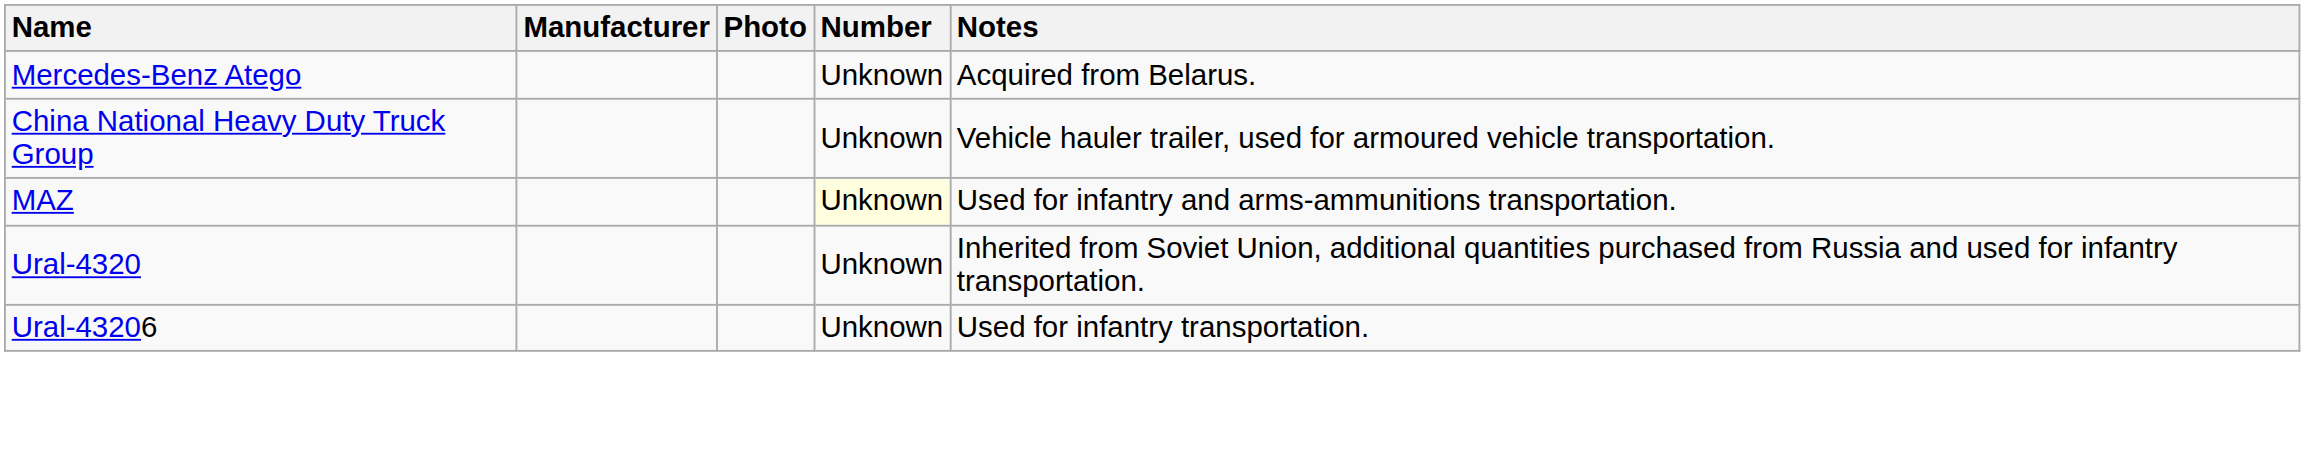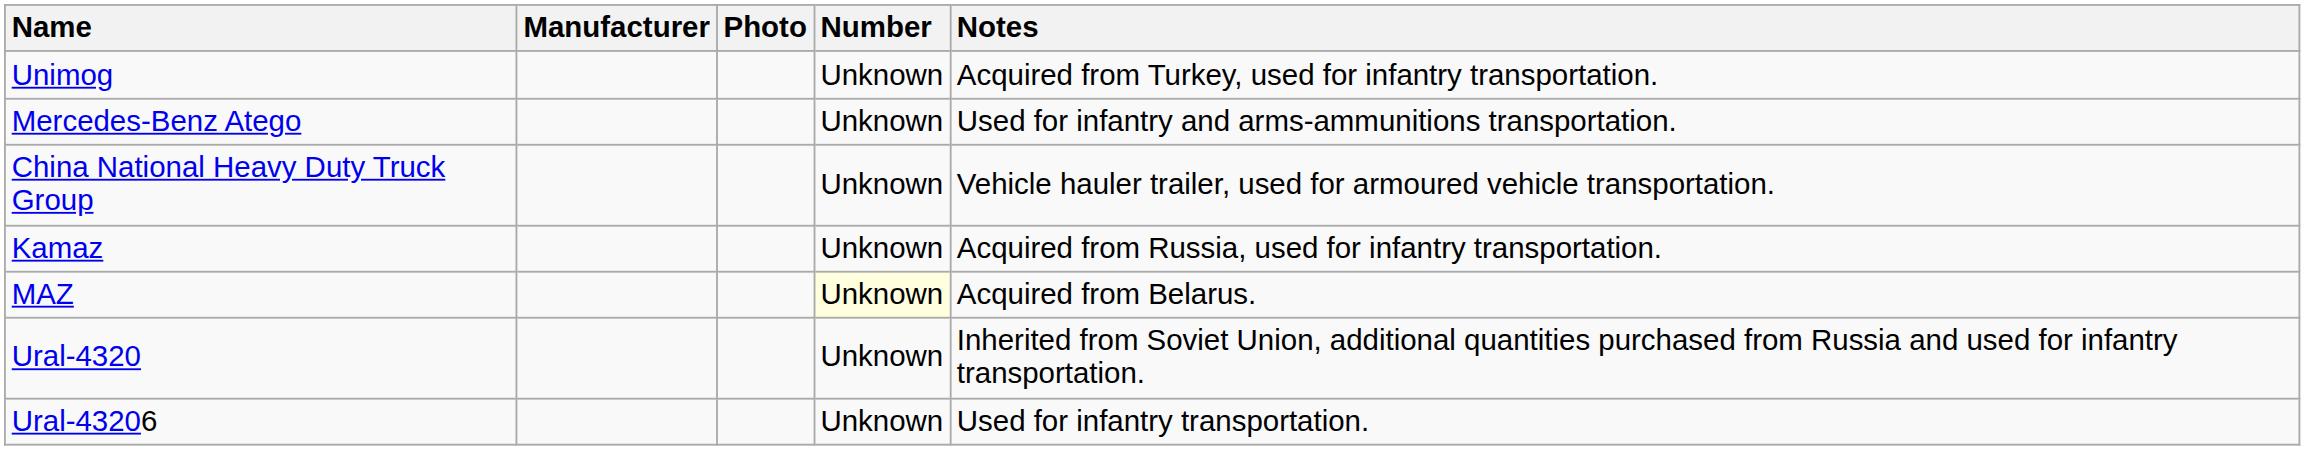+ row: (62, 74)
(1106, 74) Acquired from Belarus. -> (1317, 121) Used for infantry and arms-ammunitions transportation.
+ row: (58, 247)
(1317, 201) Used for infantry and arms-ammunitions transportation. -> (1106, 294) Acquired from Belarus.
